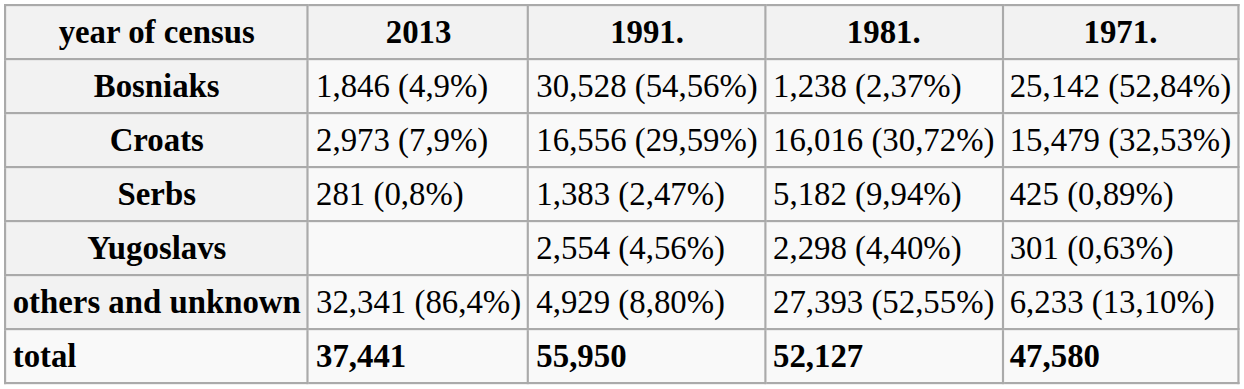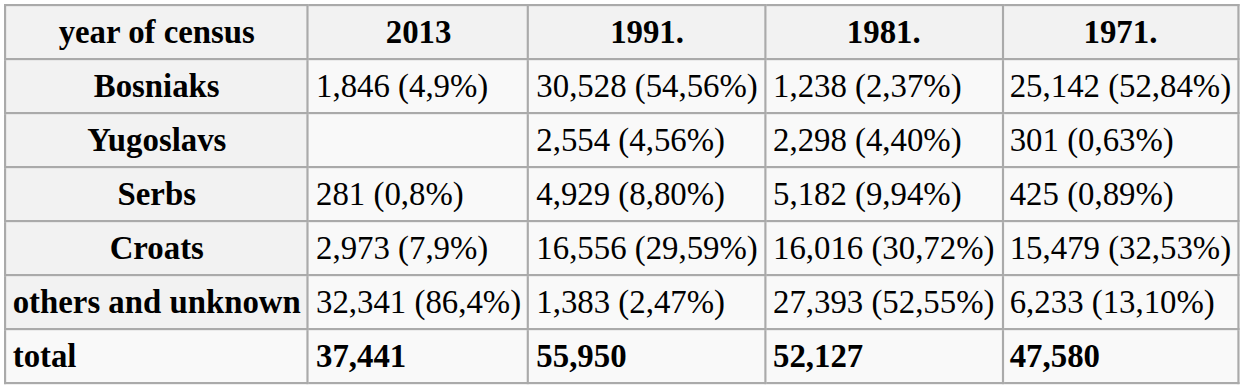rows swapped: (157, 140) <-> (157, 248)
(631, 194) 1,383 (2,47%) -> (631, 194) 4,929 (8,80%)
(631, 302) 4,929 (8,80%) -> (631, 302) 1,383 (2,47%)
